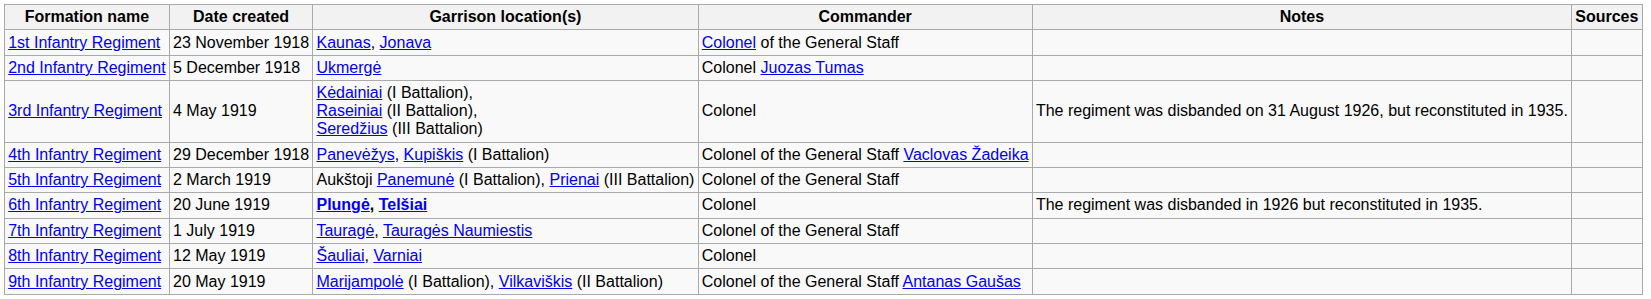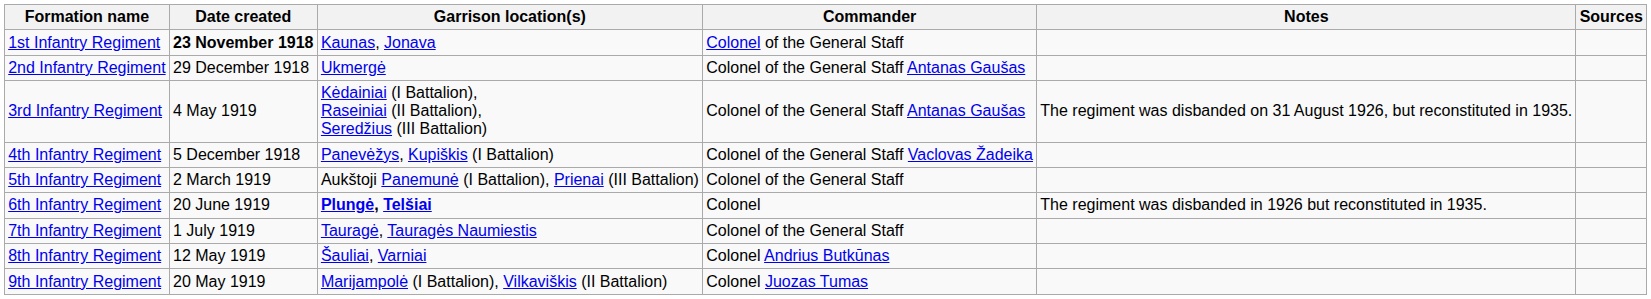(241, 42) normal -> (243, 42) bold
(237, 67) 5 December 1918 -> (241, 67) 29 December 1918
(783, 67) Colonel Juozas Tumas -> (866, 67) Colonel of the General Staff Antanas Gaušas
(729, 111) Colonel -> (866, 111) Colonel of the General Staff Antanas Gaušas
(241, 154) 29 December 1918 -> (237, 154) 5 December 1918
(729, 256) Colonel -> (798, 256) Colonel Andrius Butkūnas
(861, 281) Colonel of the General Staff Antanas Gaušas -> (787, 281) Colonel Juozas Tumas
